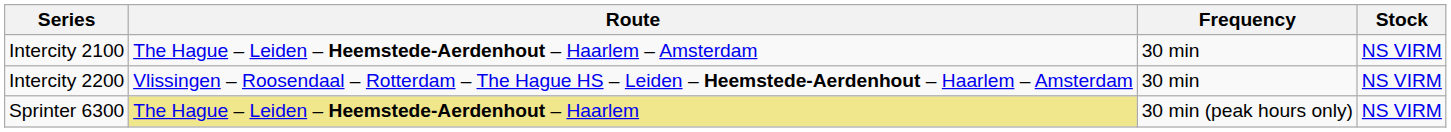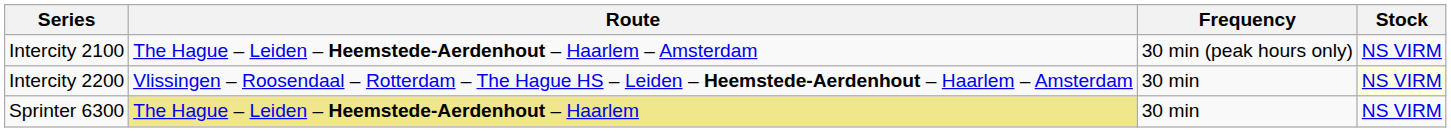(1171, 50) 30 min -> (1247, 50) 30 min (peak hours only)
(1402, 80) no background -> (1402, 80) lightyellow background
(1247, 111) 30 min (peak hours only) -> (1171, 111) 30 min
